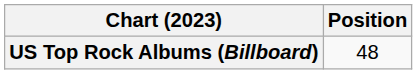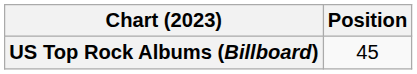(367, 52) 48 -> (367, 52) 45
